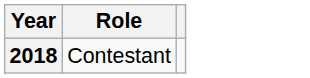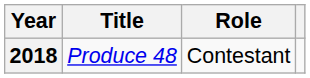+ column: (122, 21)
